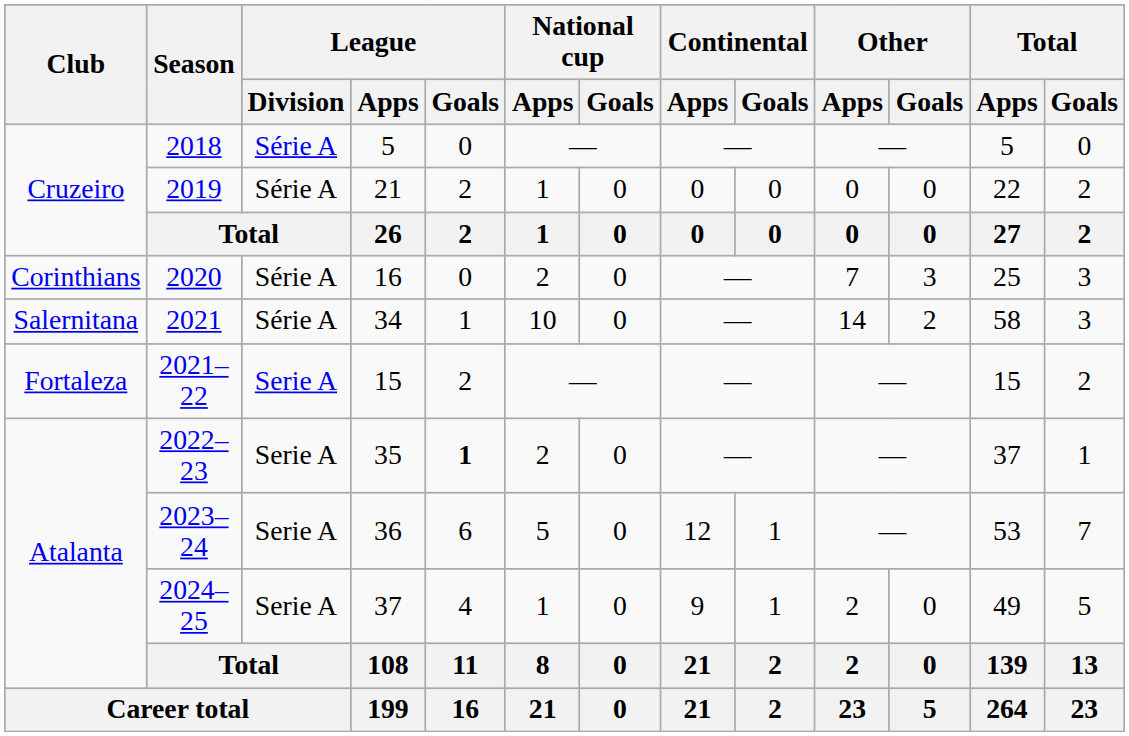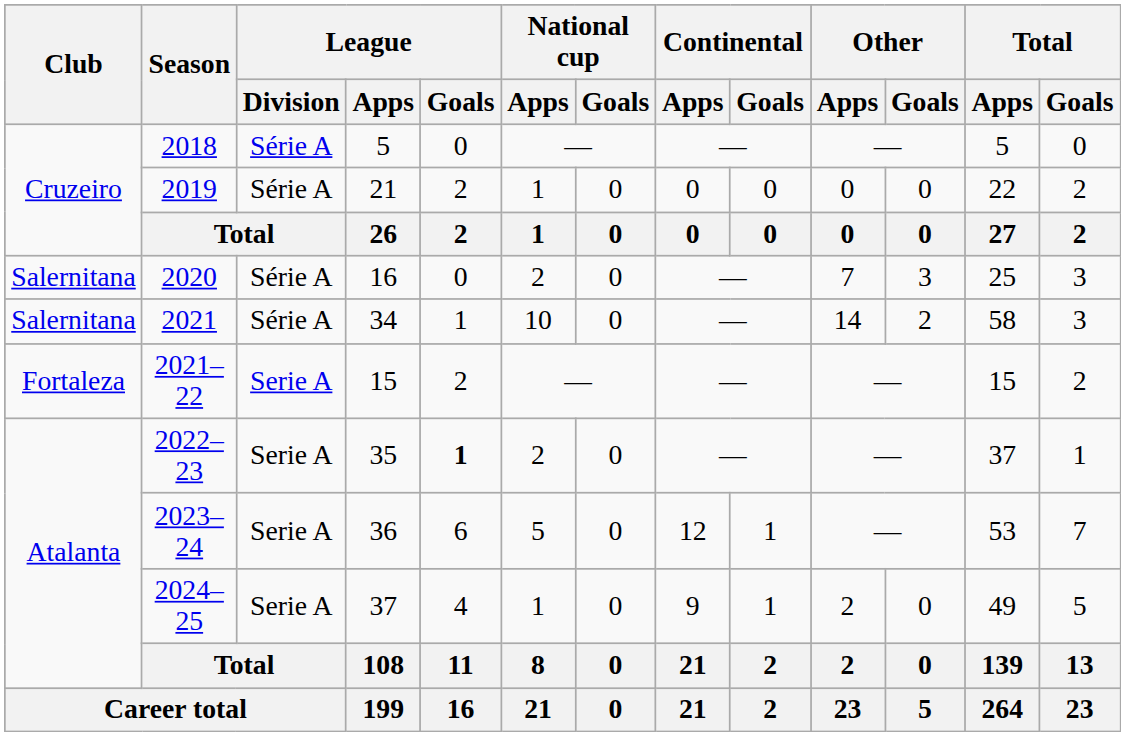(76, 277) Corinthians -> (73, 277) Salernitana
